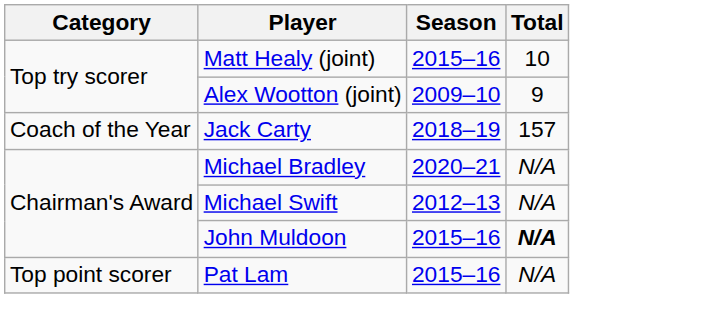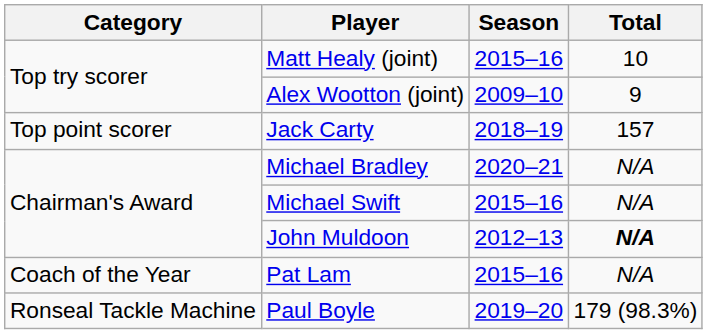(100, 130) Coach of the Year -> (91, 130) Top point scorer
(456, 202) 2012–13 -> (519, 202) 2015–16
(456, 238) 2015–16 -> (519, 238) 2012–13
(91, 274) Top point scorer -> (100, 274) Coach of the Year
+ row: (321, 310)
